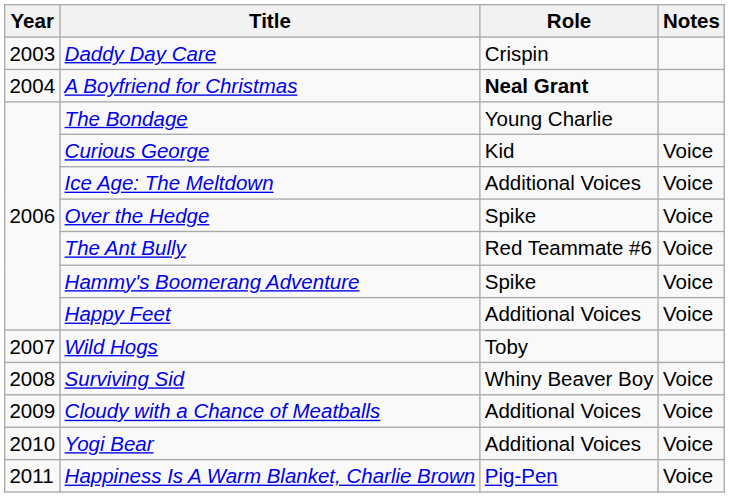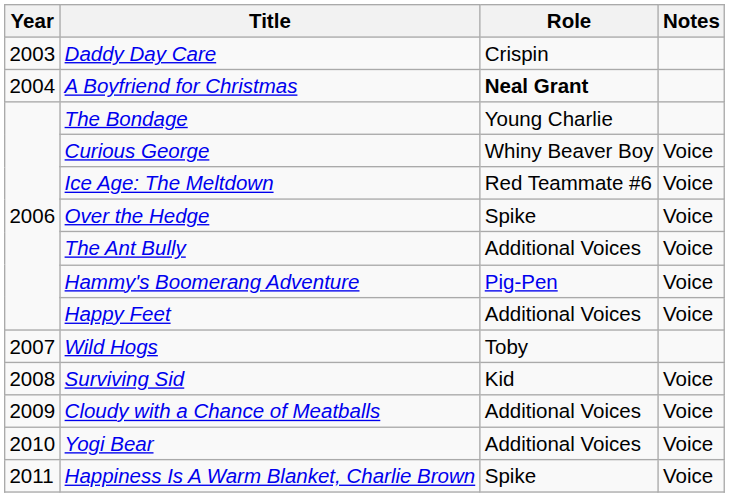(500, 151) Kid -> (569, 151) Whiny Beaver Boy
(563, 184) Additional Voices -> (568, 184) Red Teammate #6
(568, 248) Red Teammate #6 -> (563, 248) Additional Voices
(510, 281) Spike -> (521, 281) Pig-Pen
(569, 378) Whiny Beaver Boy -> (500, 378) Kid
(521, 476) Pig-Pen -> (510, 476) Spike
